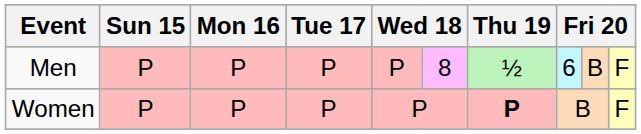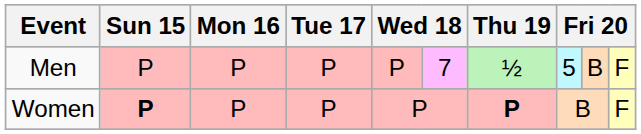(445, 67) 8 -> (445, 67) 7
(569, 67) 6 -> (569, 67) 5
(146, 109) normal -> (146, 109) bold
